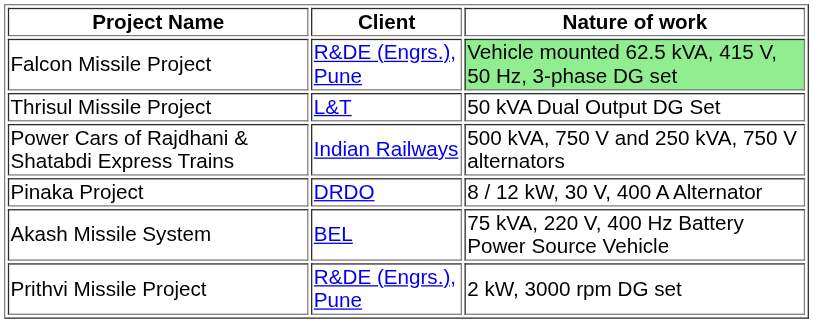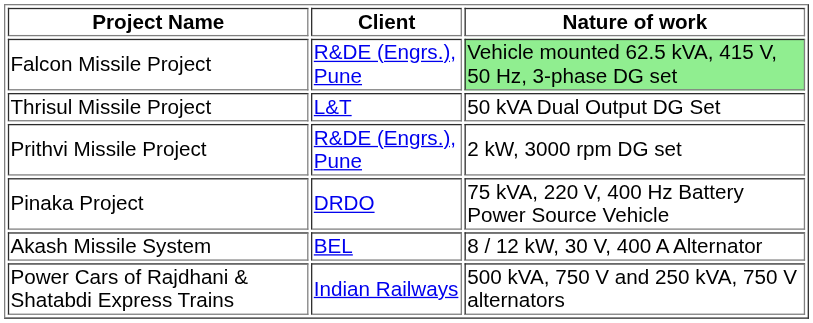rows swapped: (109, 288) <-> (129, 149)
(615, 192) 8 / 12 kW, 30 V, 400 A Alternator -> (605, 203) 75 kVA, 220 V, 400 Hz Battery Power Source Vehicle
(605, 234) 75 kVA, 220 V, 400 Hz Battery Power Source Vehicle -> (615, 246) 8 / 12 kW, 30 V, 400 A Alternator
